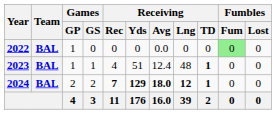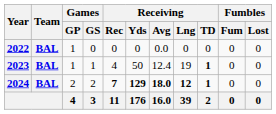(232, 48) lightgreen background -> (232, 48) no background
(137, 65) 51 -> (137, 65) 50
(186, 65) 48 -> (186, 65) 19
